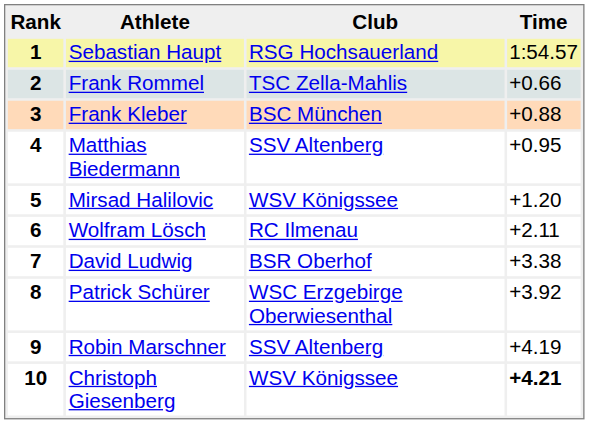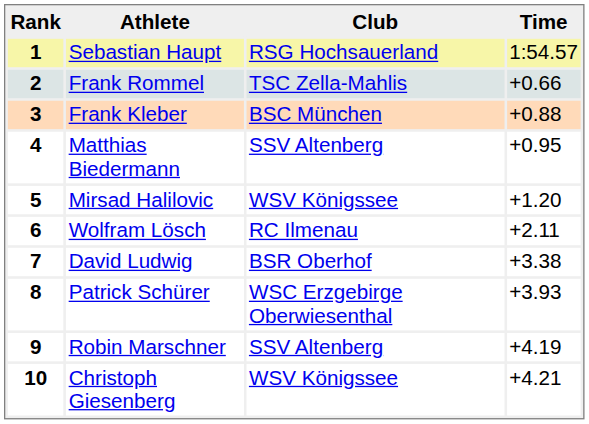(535, 292) +3.92 -> (535, 292) +3.93
(535, 377) bold -> (535, 377) normal
